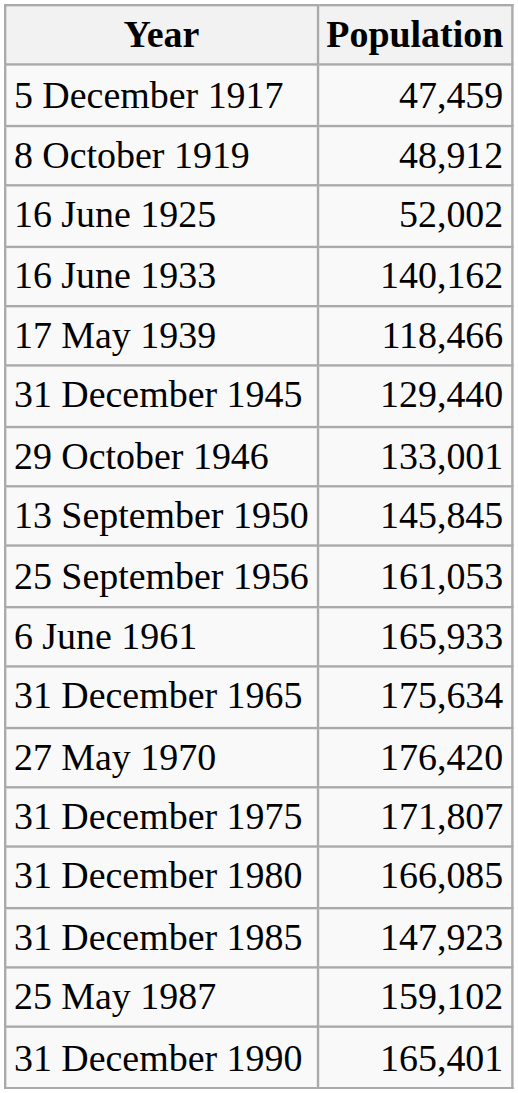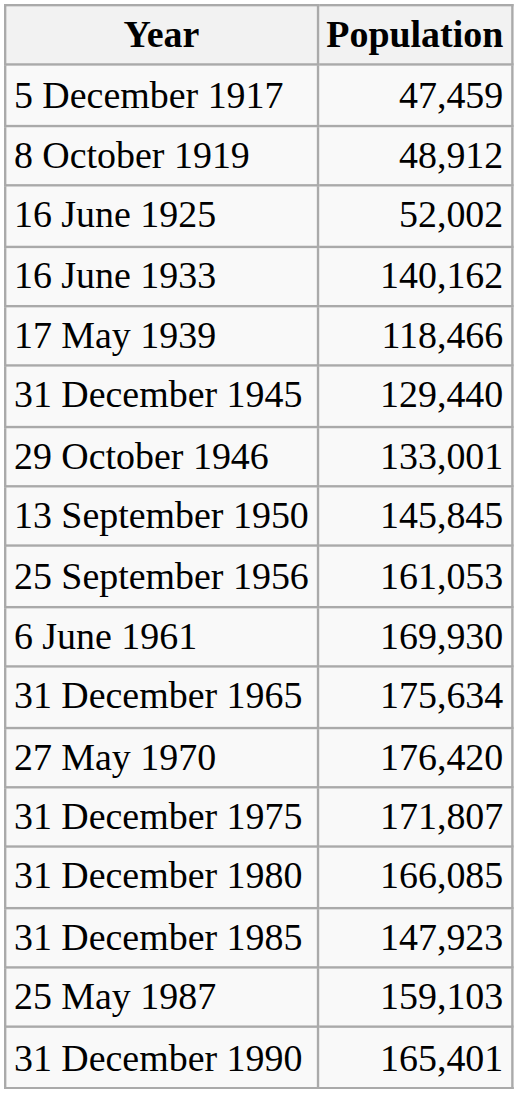(442, 635) 165,933 -> (442, 635) 169,930
(442, 996) 159,102 -> (442, 996) 159,103
